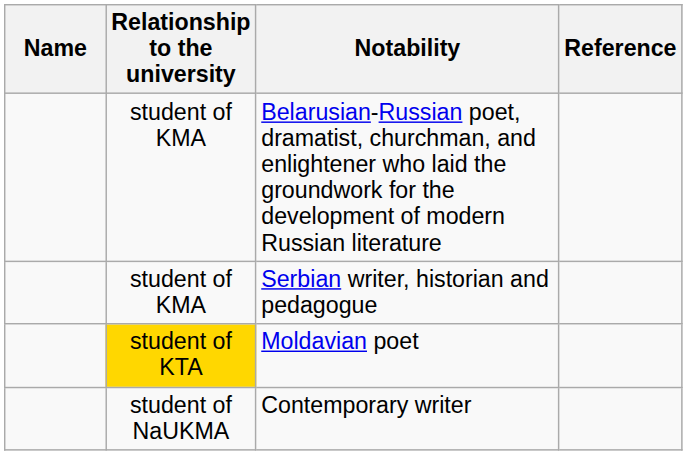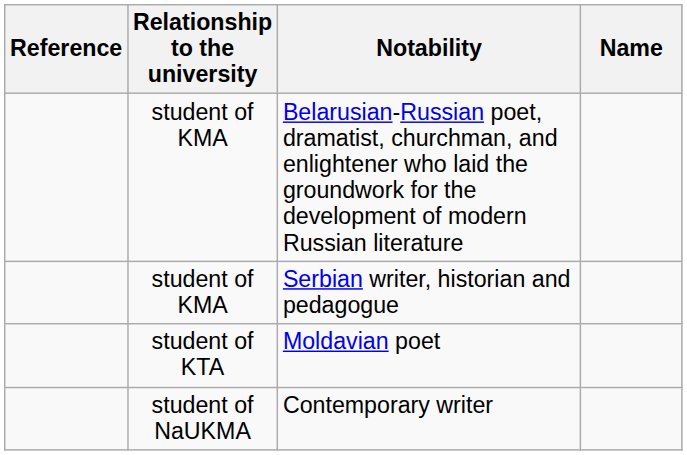columns swapped: (55, 48) <-> (620, 48)
(181, 355) gold background -> (203, 355) no background
